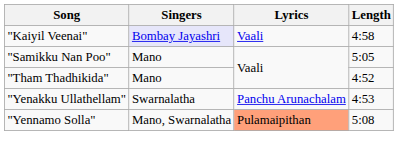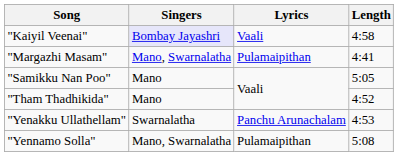+ row: (57, 57)
(274, 120) lightsalmon background -> (274, 141) no background
